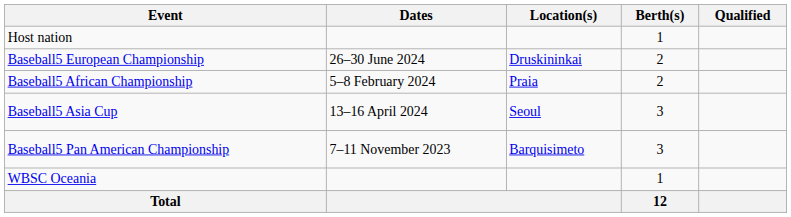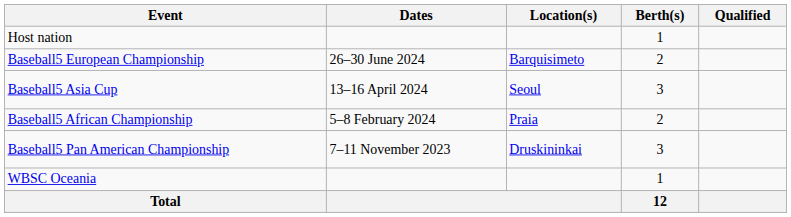(546, 59) Druskininkai -> (547, 59) Barquisimeto
rows swapped: (100, 81) <-> (63, 111)
(547, 149) Barquisimeto -> (546, 149) Druskininkai
